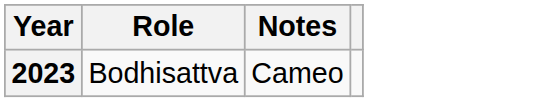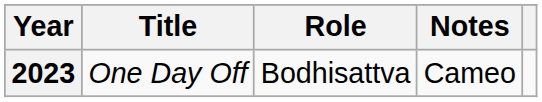+ column: (168, 27)
